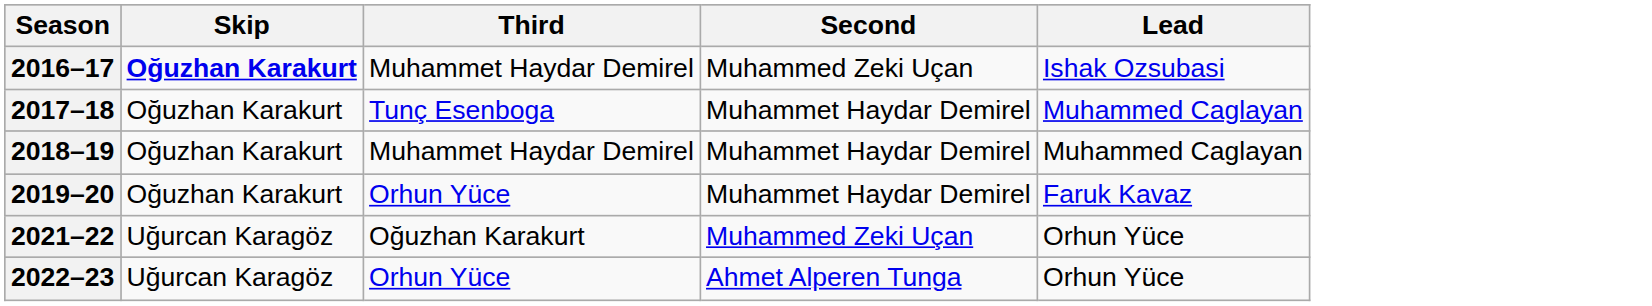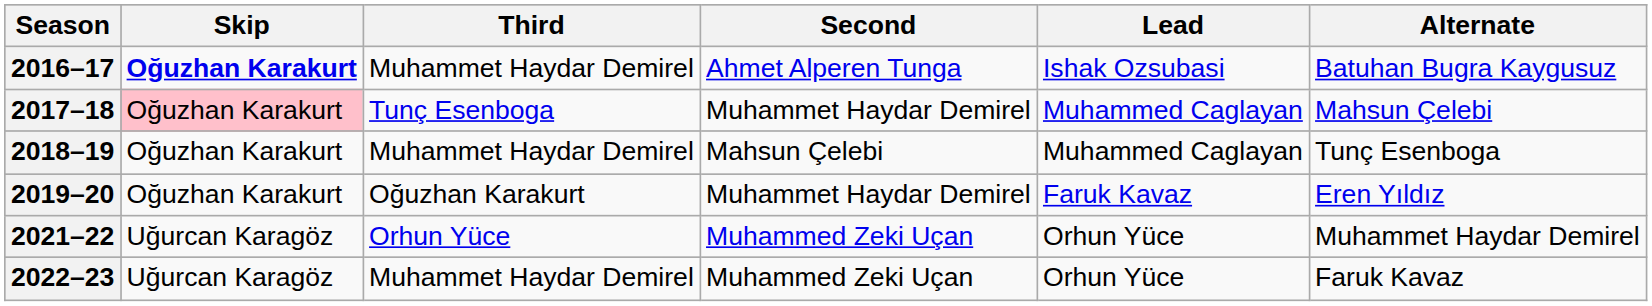+ column: (1477, 25)
(840, 67) Muhammed Zeki Uçan -> (834, 67) Ahmet Alperen Tunga
(234, 109) no background -> (234, 109) pink background
(868, 151) Muhammet Haydar Demirel -> (795, 151) Mahsun Çelebi
(440, 194) Orhun Yüce -> (477, 194) Oğuzhan Karakurt
(477, 236) Oğuzhan Karakurt -> (440, 236) Orhun Yüce
(440, 278) Orhun Yüce -> (531, 278) Muhammet Haydar Demirel
(834, 278) Ahmet Alperen Tunga -> (840, 278) Muhammed Zeki Uçan
